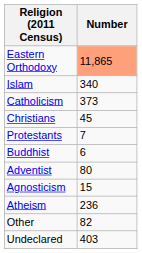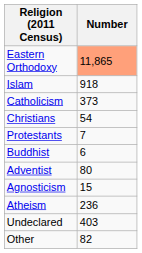(89, 84) 340 -> (89, 84) 918
(86, 118) 45 -> (86, 118) 54
rows swapped: (35, 239) <-> (20, 222)
